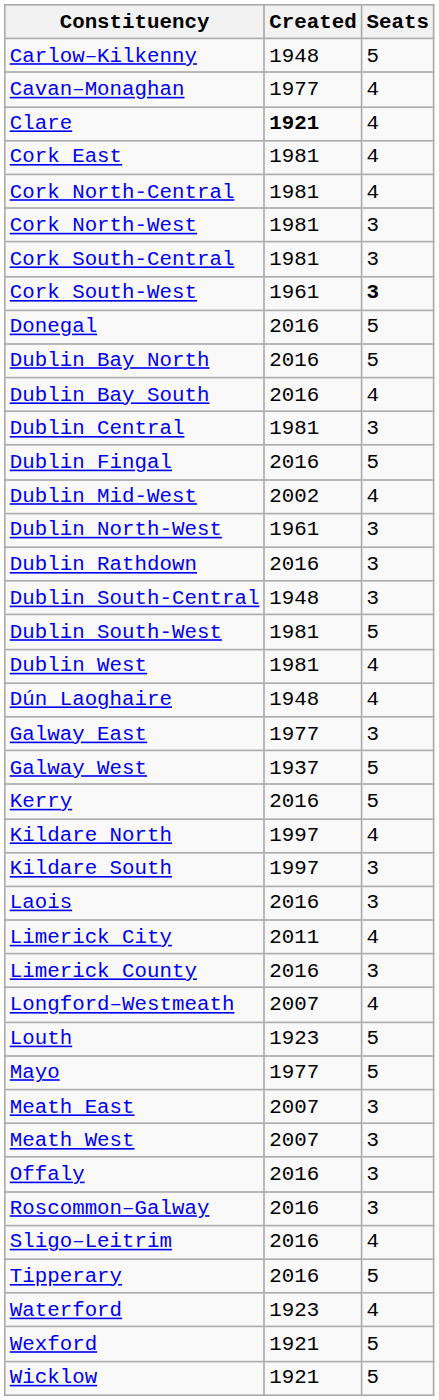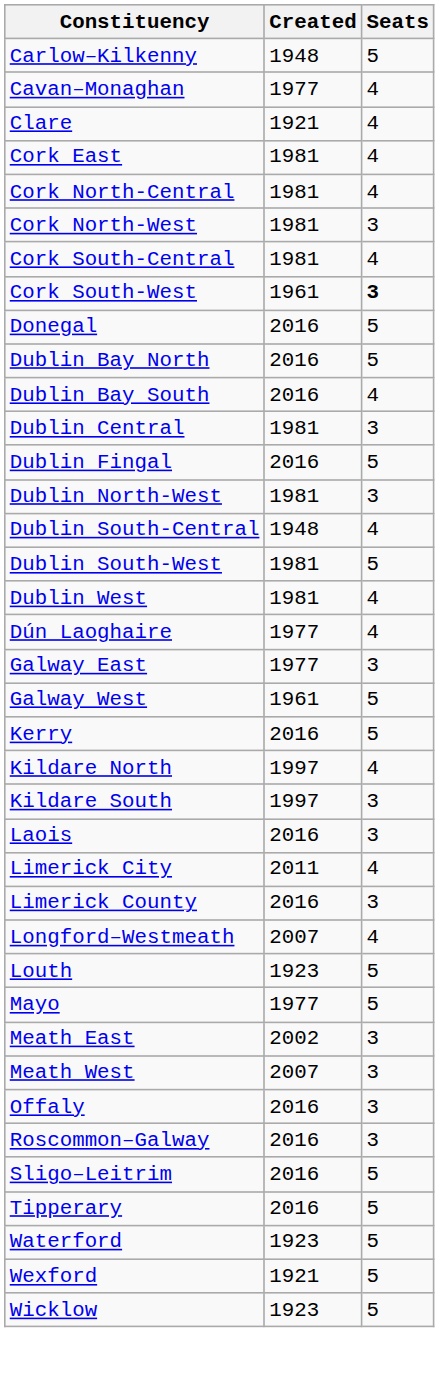(294, 123) bold -> (294, 123) normal
(373, 259) 3 -> (373, 259) 4
- row: (103, 496)
(294, 530) 1961 -> (294, 496) 1981
- row: (103, 564)
(373, 598) 3 -> (373, 530) 4
(294, 700) 1948 -> (294, 632) 1977
(294, 768) 1937 -> (294, 700) 1961
(294, 1107) 2007 -> (294, 1039) 2002
(373, 1242) 4 -> (373, 1174) 5
(373, 1310) 4 -> (373, 1242) 5
(294, 1378) 1921 -> (294, 1310) 1923
